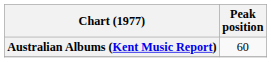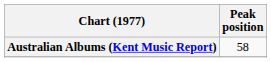(243, 47) 60 -> (243, 47) 58
